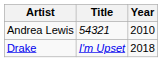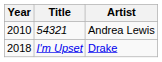columns swapped: (143, 13) <-> (40, 13)
